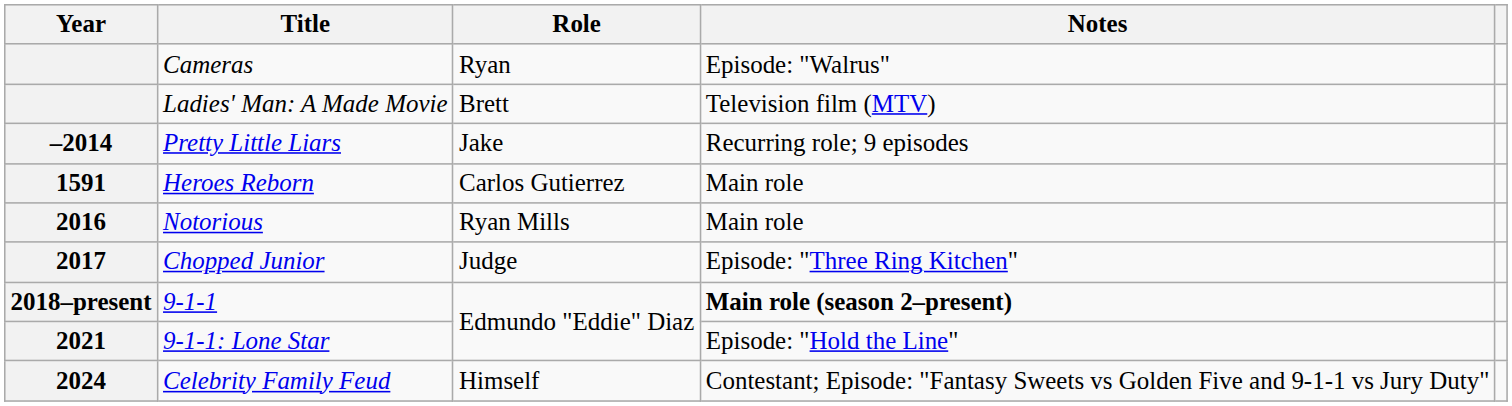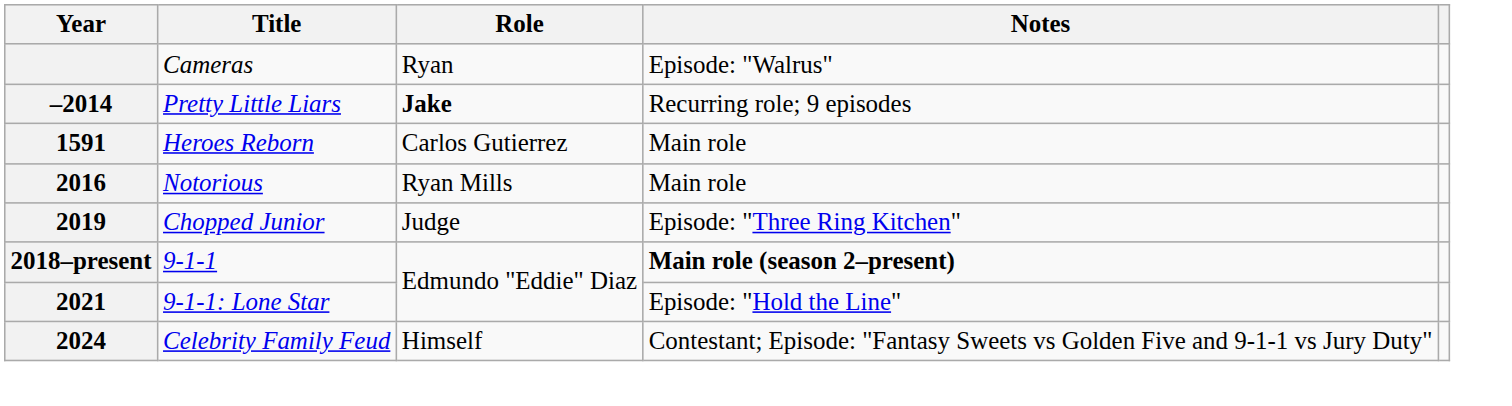- row: (305, 103)
(481, 143) normal -> (427, 103) bold
(81, 261) 2017 -> (81, 222) 2019
